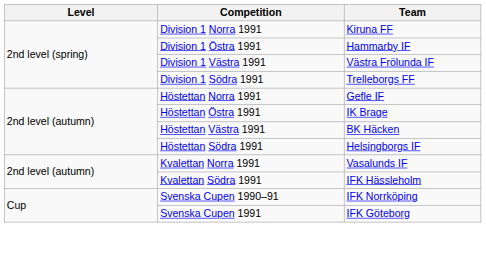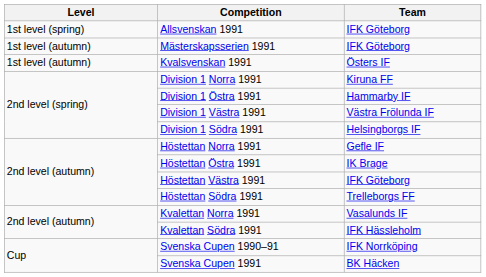+ row: (202, 29)
+ row: (218, 46)
+ row: (206, 63)
(381, 79) Trelleborgs FF -> (383, 130) Helsingborgs IF
(373, 130) BK Häcken -> (378, 180) IFK Göteborg
(383, 146) Helsingborgs IF -> (381, 197) Trelleborgs FF
(378, 213) IFK Göteborg -> (373, 264) BK Häcken
